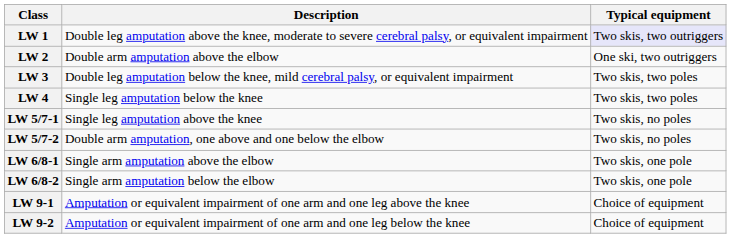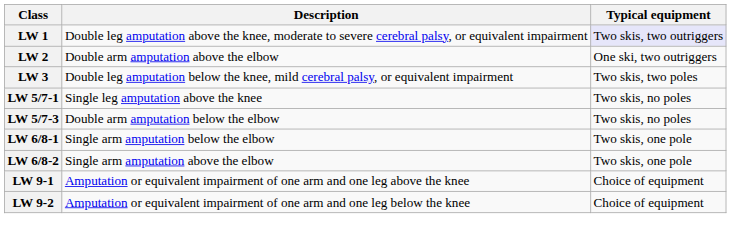- row: (33, 98)
- row: (33, 139)
+ row: (33, 118)
(169, 160) Single arm amputation above the elbow -> (170, 139) Single arm amputation below the elbow
(170, 181) Single arm amputation below the elbow -> (169, 160) Single arm amputation above the elbow
